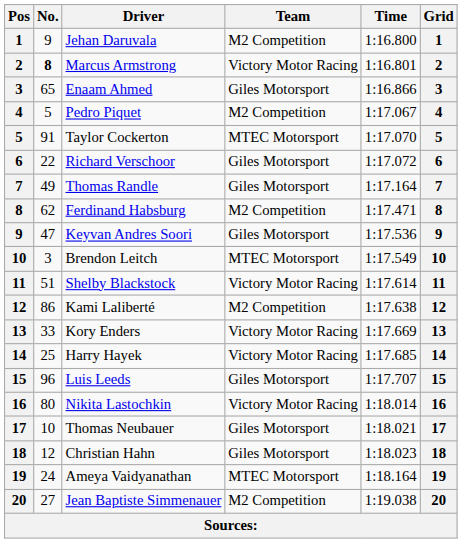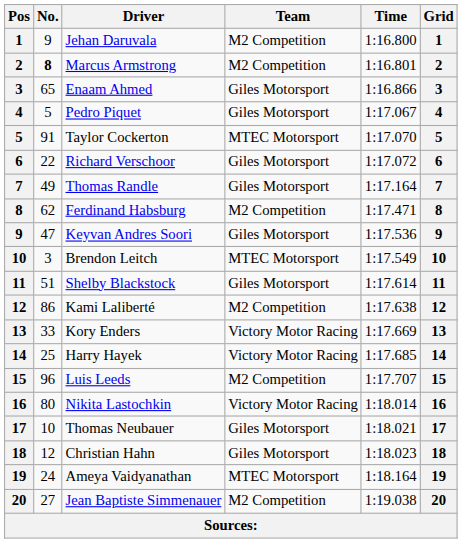(293, 64) Victory Motor Racing -> (277, 64) M2 Competition
(277, 113) M2 Competition -> (279, 113) Giles Motorsport
(293, 282) Victory Motor Racing -> (279, 282) Giles Motorsport
(279, 379) Giles Motorsport -> (277, 379) M2 Competition
